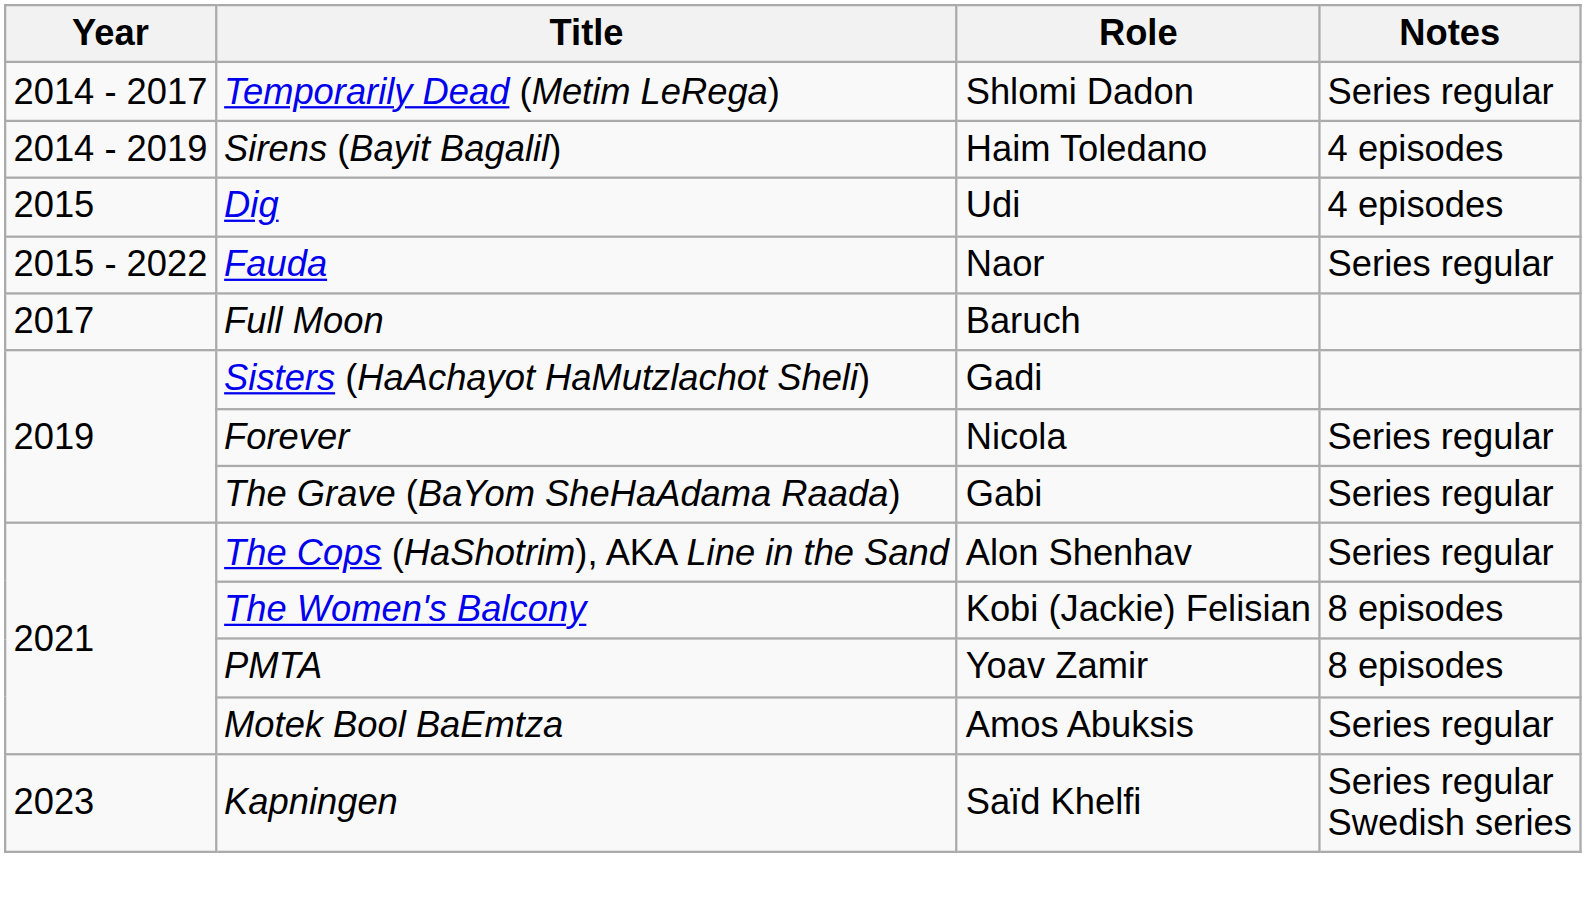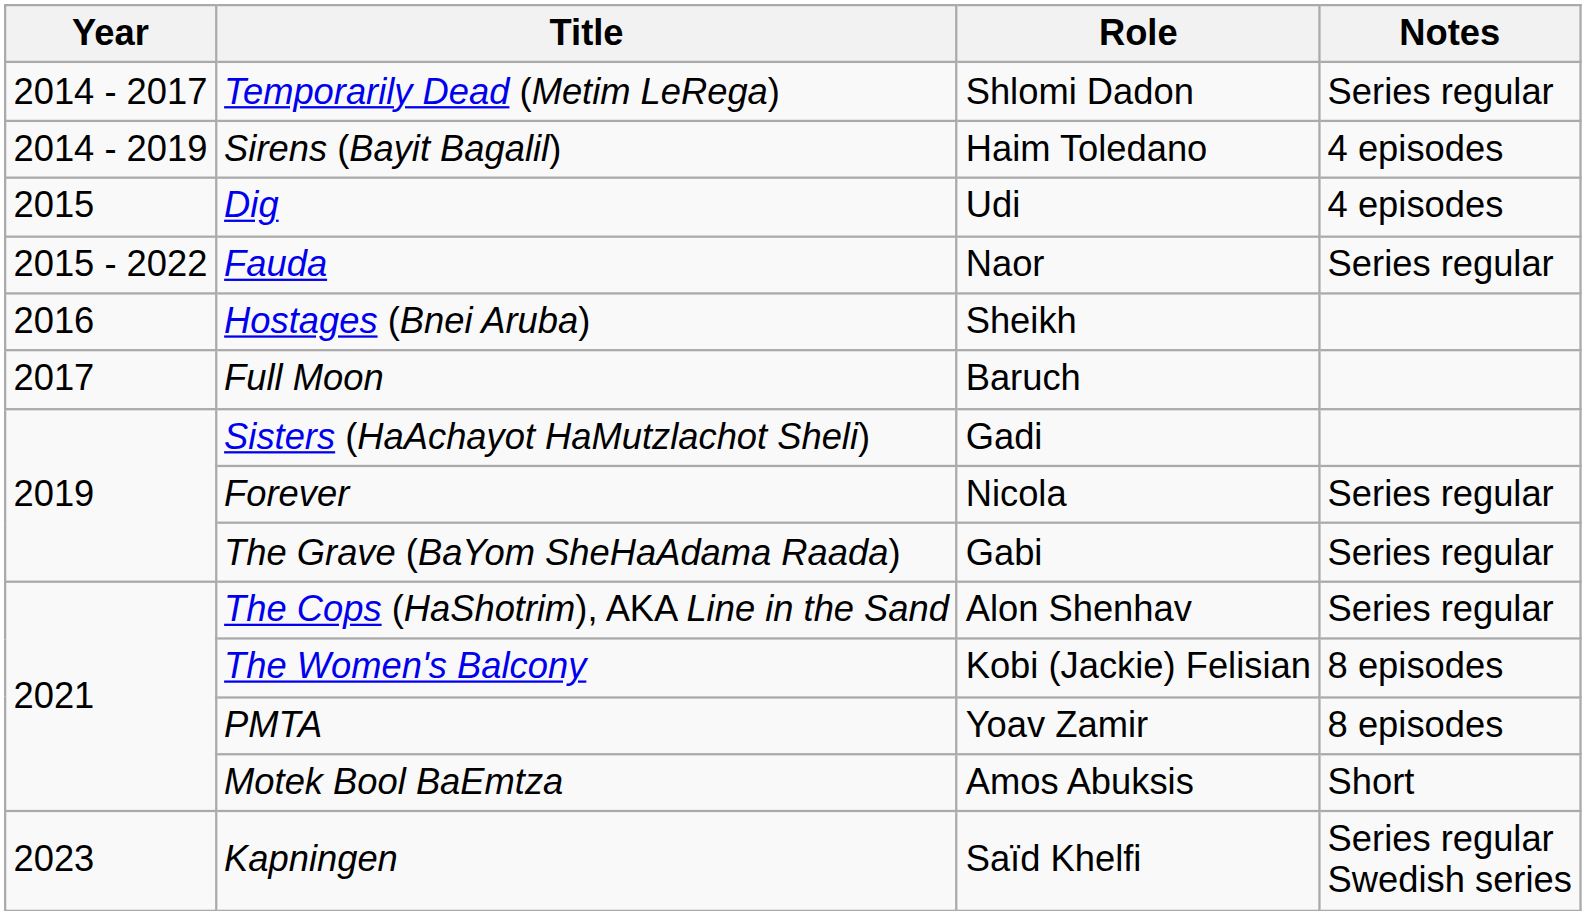+ row: (407, 321)
(1441, 724) Series regular -> (1371, 782) Short
